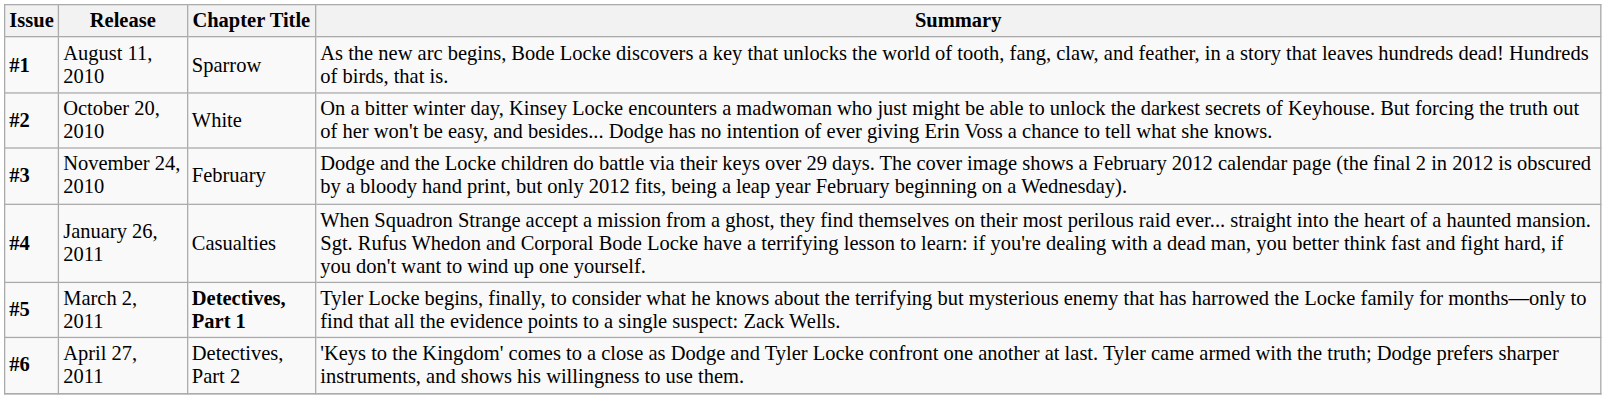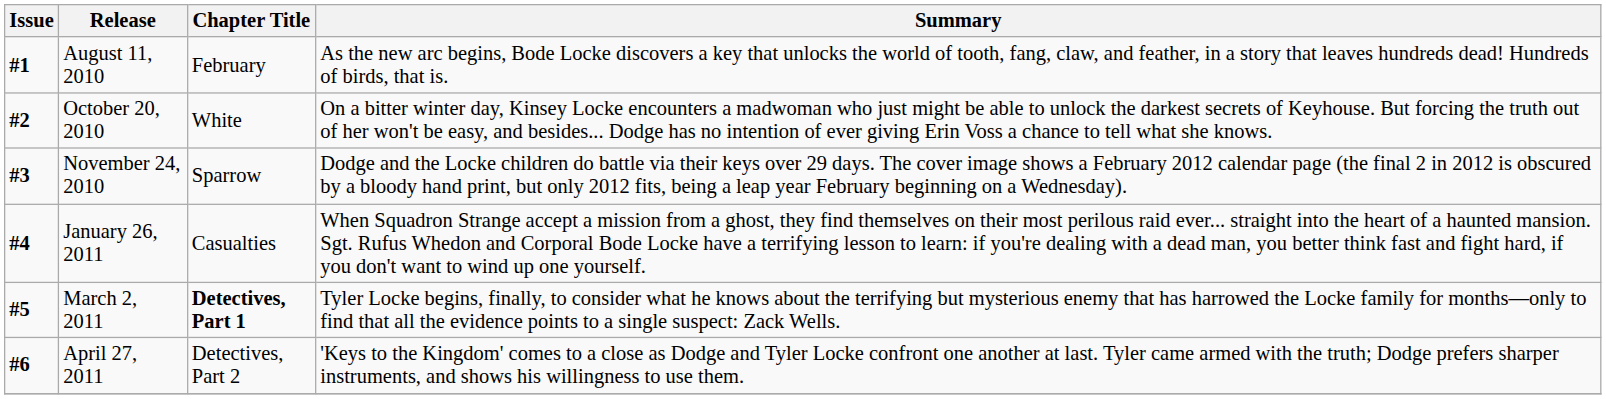(227, 64) Sparrow -> (229, 64) February
(229, 175) February -> (227, 175) Sparrow
